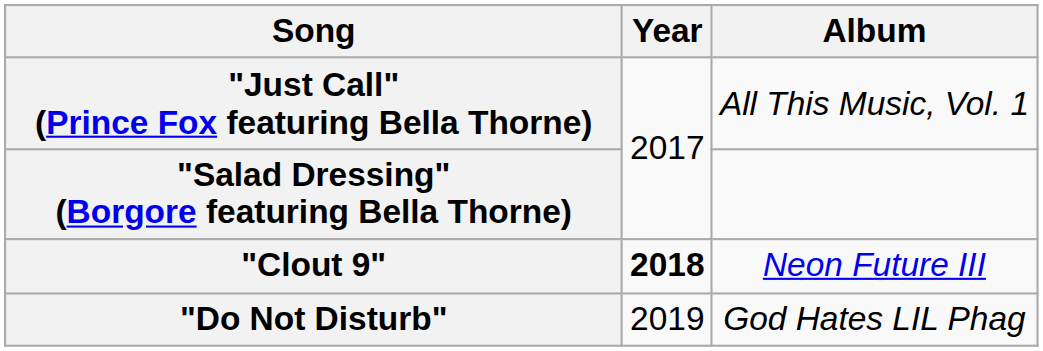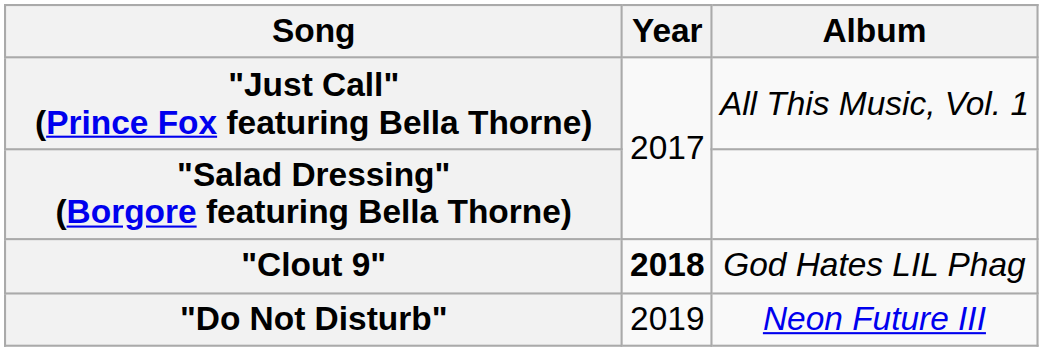(874, 265) Neon Future III -> (874, 265) God Hates LIL Phag
(874, 318) God Hates LIL Phag -> (874, 318) Neon Future III
